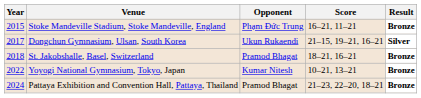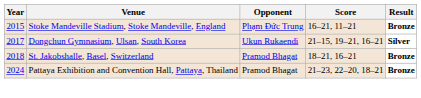- row: (107, 71)
